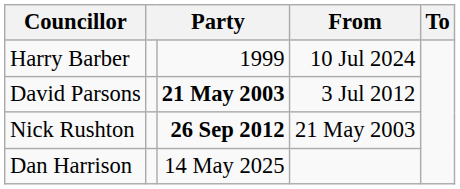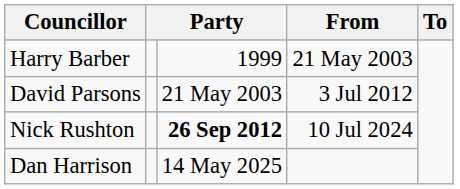(363, 58) 10 Jul 2024 -> (353, 58) 21 May 2003
(223, 93) bold -> (222, 93) normal
(355, 129) 21 May 2003 -> (360, 129) 10 Jul 2024
